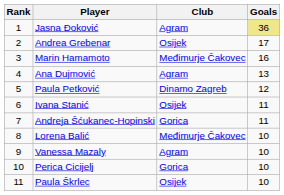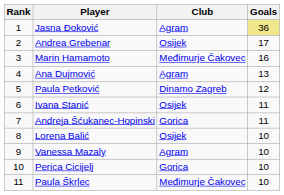(202, 136) Međimurje Čakovec -> (173, 136) Osijek
(173, 182) Osijek -> (202, 182) Međimurje Čakovec
